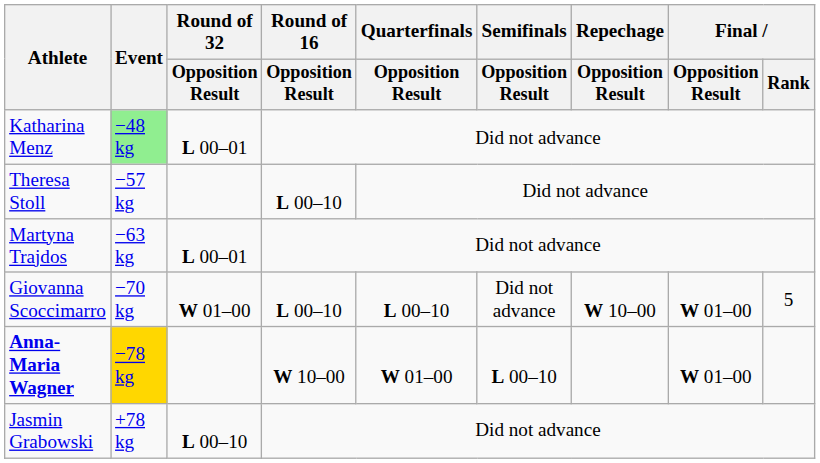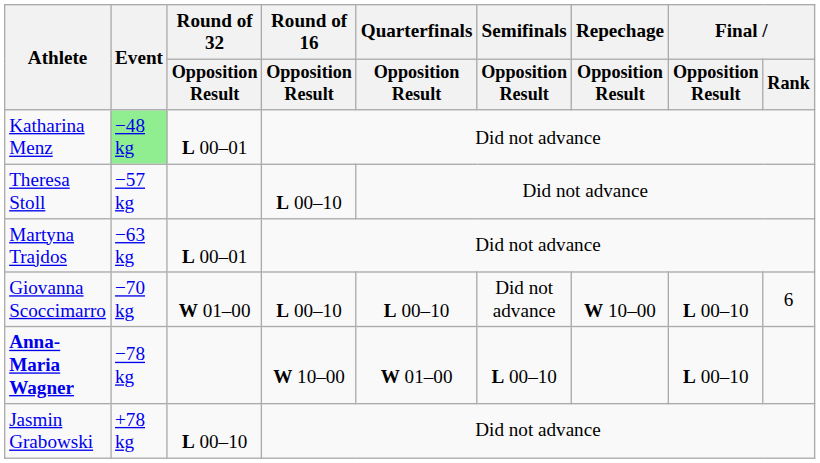(716, 311) W 01–00 -> (716, 311) L 00–10
(789, 299) 5 -> (789, 299) 6
(130, 365) gold background -> (130, 365) no background
(716, 376) W 01–00 -> (716, 376) L 00–10
